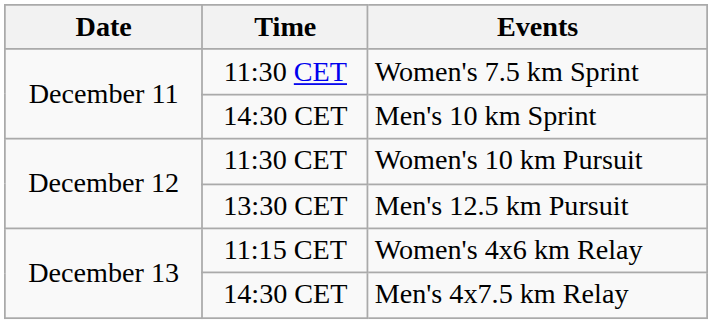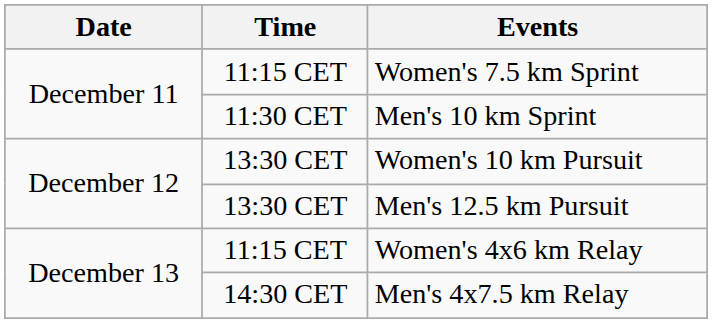(285, 71) 11:30 CET -> (285, 71) 11:15 CET
(285, 116) 14:30 CET -> (285, 116) 11:30 CET
(285, 160) 11:30 CET -> (285, 160) 13:30 CET
